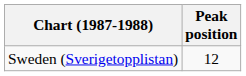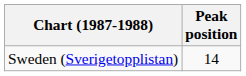(211, 58) 12 -> (211, 58) 14
